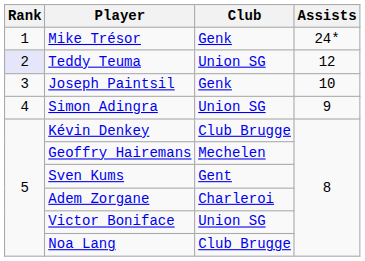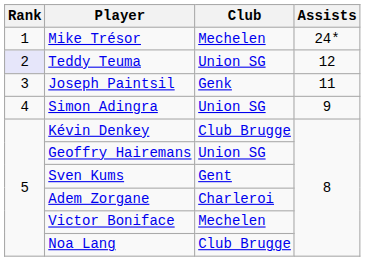(215, 39) Genk -> (232, 39) Mechelen
(327, 85) 10 -> (327, 85) 11
(232, 153) Mechelen -> (232, 153) Union SG
(232, 222) Union SG -> (232, 222) Mechelen
